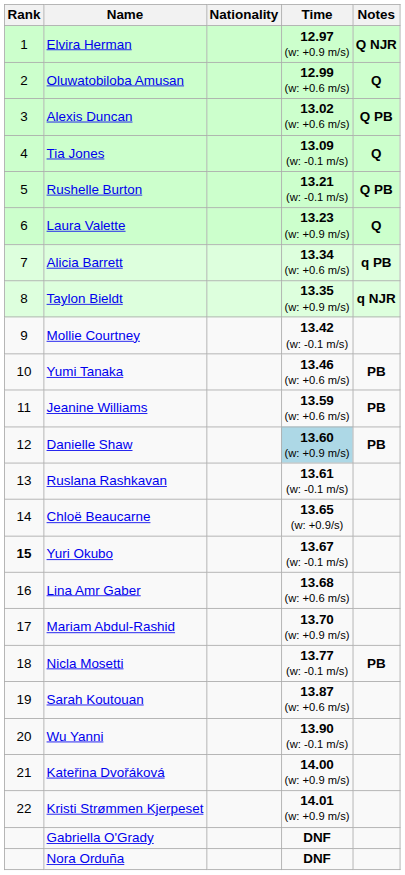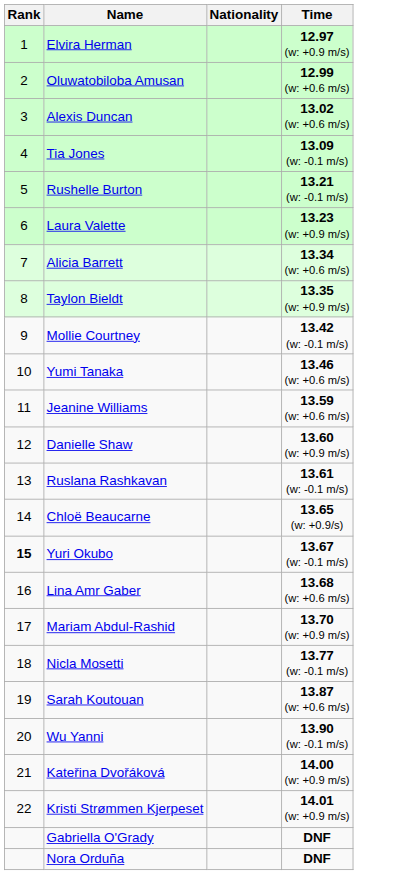- column: (376, 15)
(317, 444) lightblue background -> (317, 444) no background
